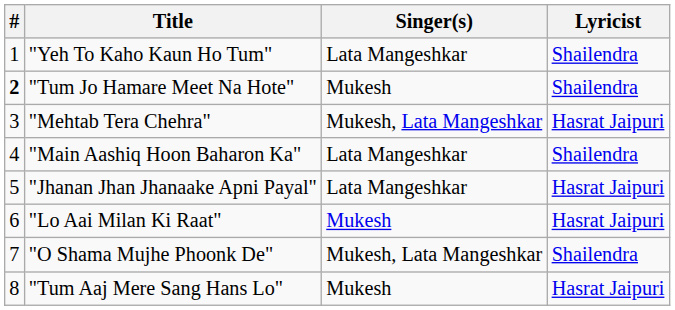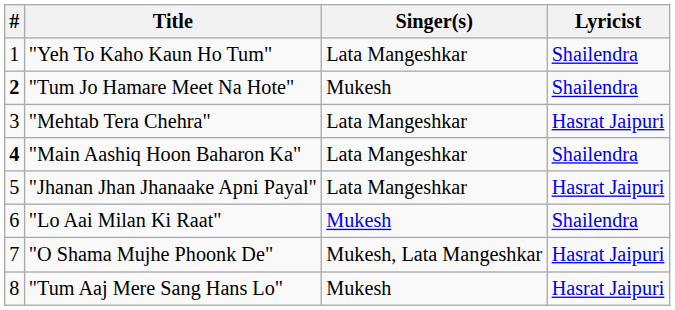(434, 121) Mukesh, Lata Mangeshkar -> (397, 121) Lata Mangeshkar
(14, 154) normal -> (14, 154) bold
(608, 221) Hasrat Jaipuri -> (595, 221) Shailendra
(595, 254) Shailendra -> (608, 254) Hasrat Jaipuri
